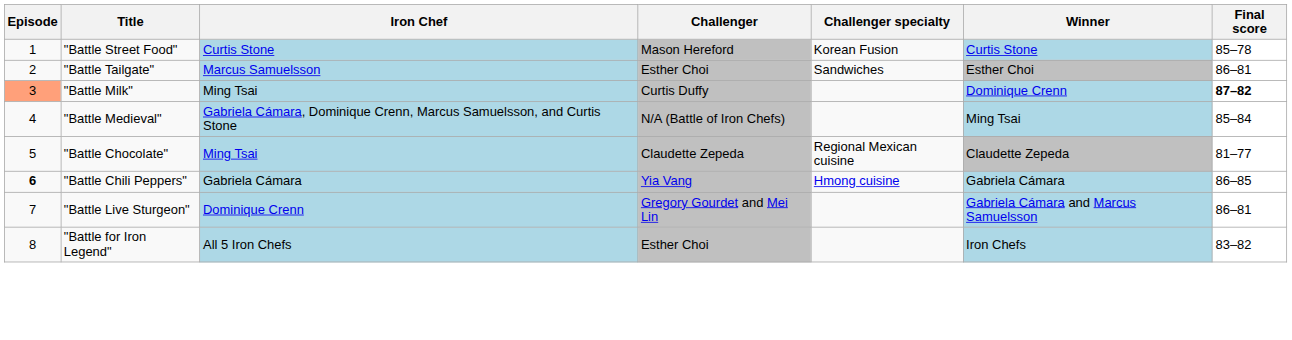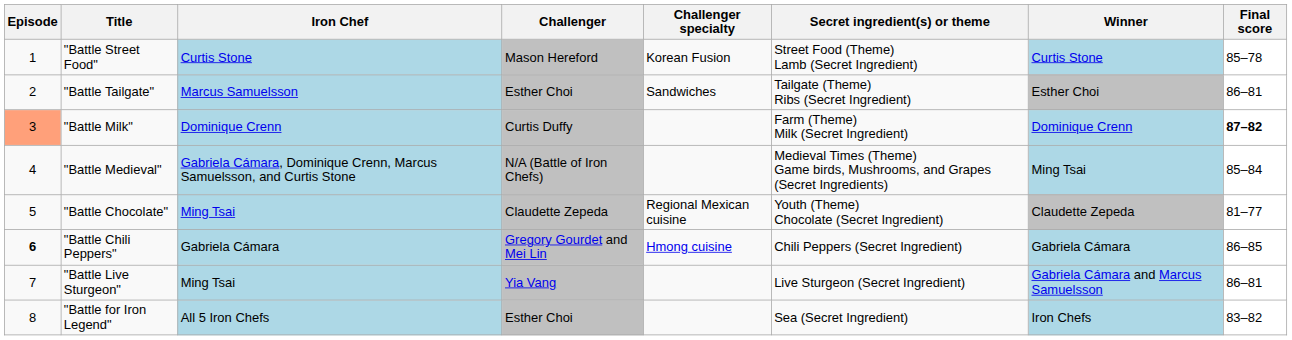+ column: (900, 22)
(230, 91) Ming Tsai -> (231, 127) Dominique Crenn
(666, 181) Yia Vang -> (566, 247) Gregory Gourdet and Mei Lin
(253, 209) Dominique Crenn -> (208, 282) Ming Tsai
(714, 209) Gregory Gourdet and Mei Lin -> (531, 282) Yia Vang
